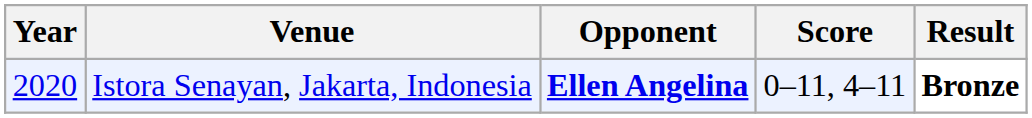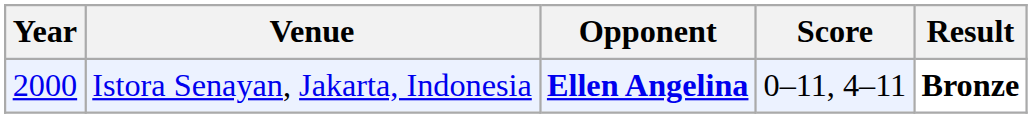(45, 84) 2020 -> (45, 84) 2000
